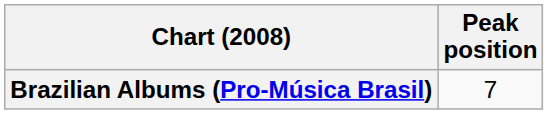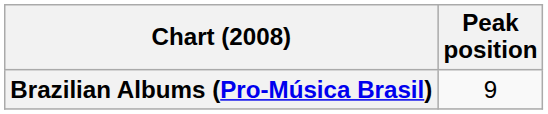(490, 89) 7 -> (490, 89) 9
